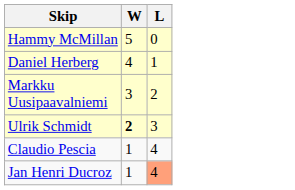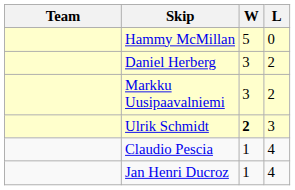+ column: (63, 16)
(129, 62) 4 -> (246, 62) 3
(154, 62) 1 -> (271, 62) 2
(154, 172) lightsalmon background -> (271, 172) no background
